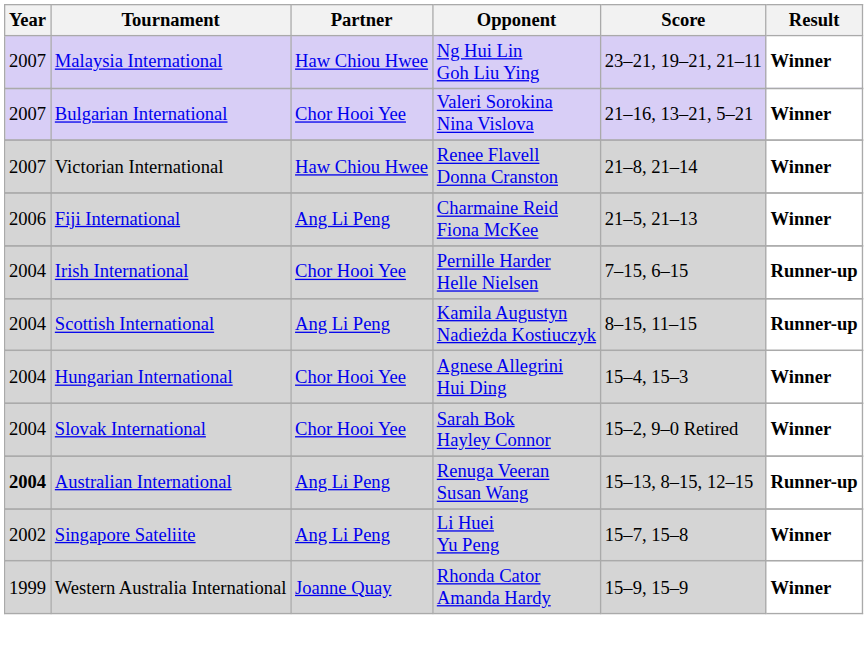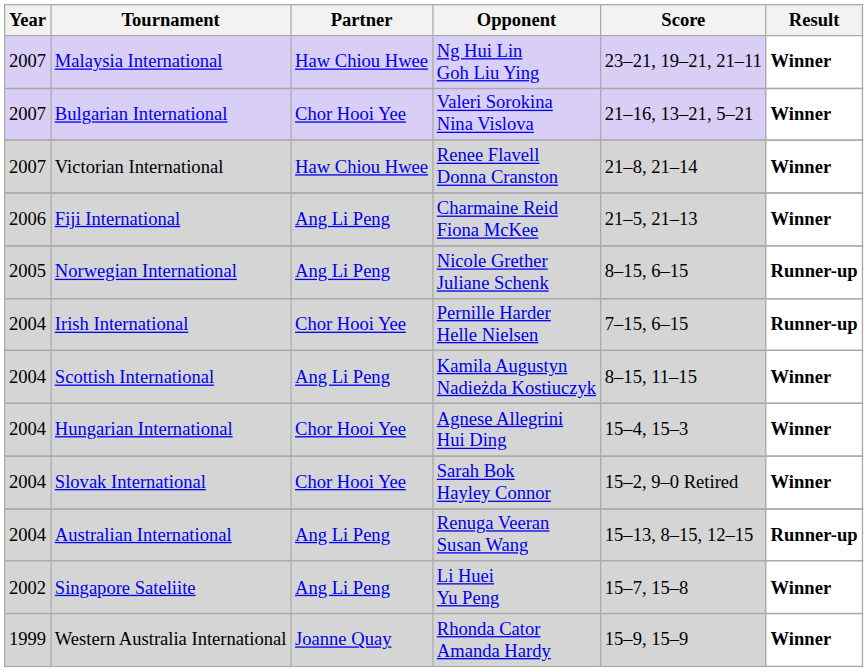+ row: (146, 272)
(814, 324) Runner-up -> (801, 377) Winner
(28, 482) bold -> (28, 534) normal
